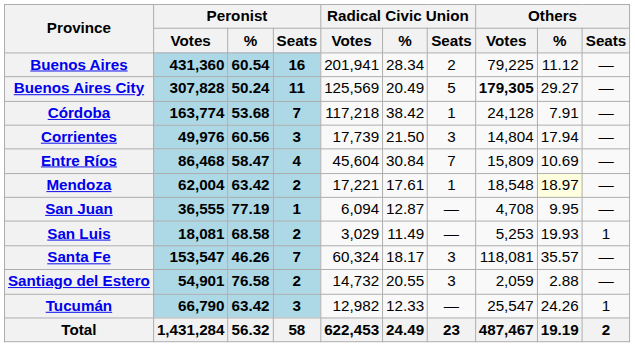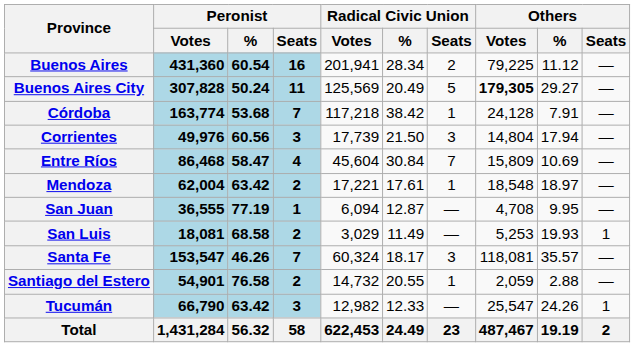(560, 185) lightyellow background -> (560, 185) no background
(451, 281) 3 -> (451, 281) 1
